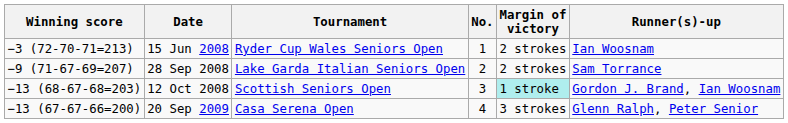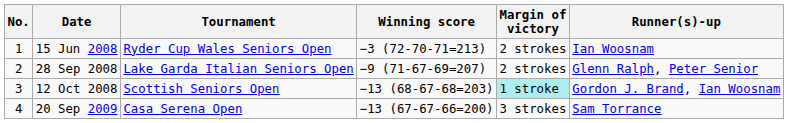columns swapped: (482, 22) <-> (74, 22)
(617, 69) Sam Torrance -> (665, 69) Glenn Ralph, Peter Senior
(665, 109) Glenn Ralph, Peter Senior -> (617, 109) Sam Torrance
